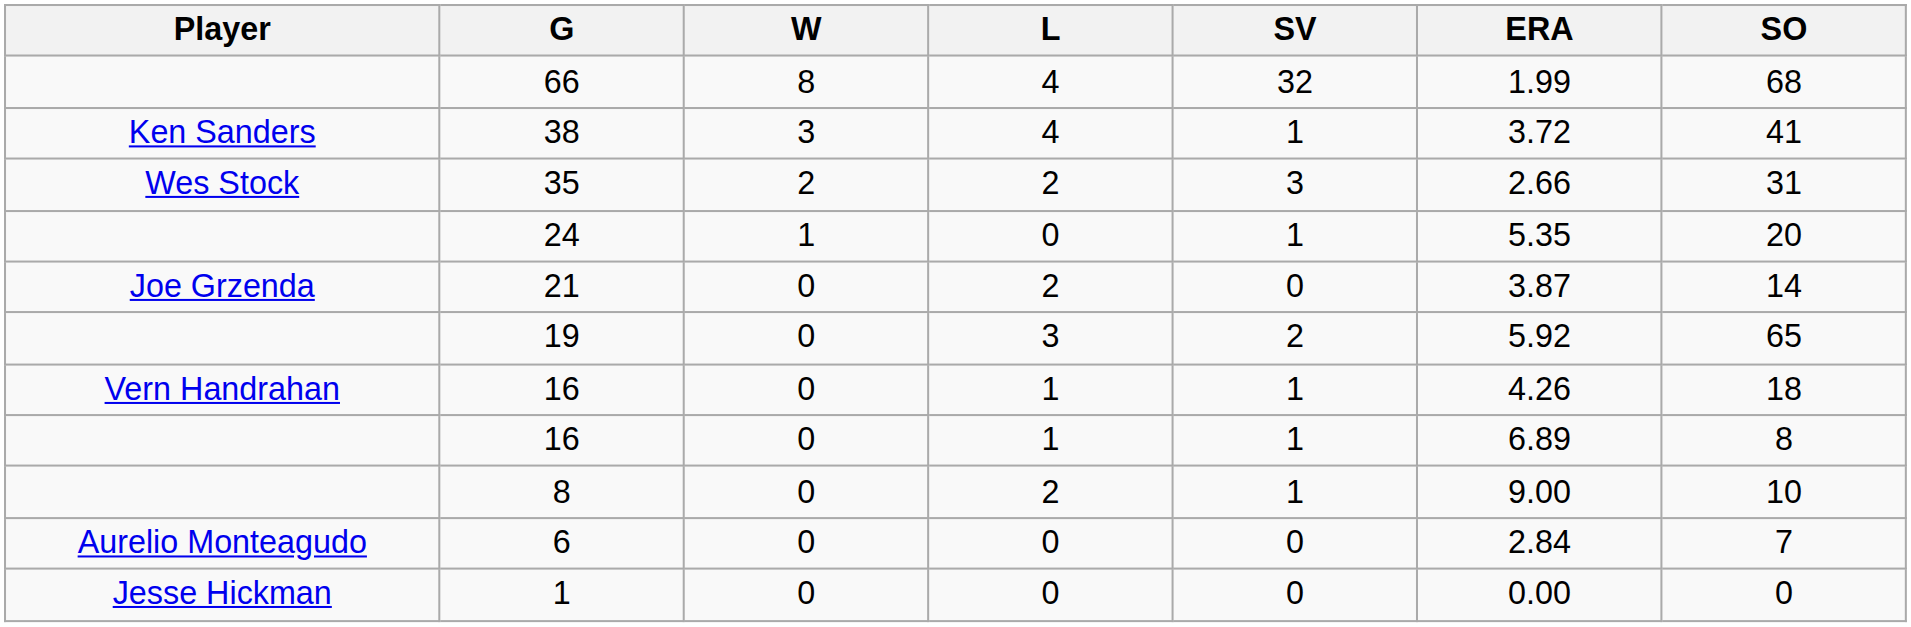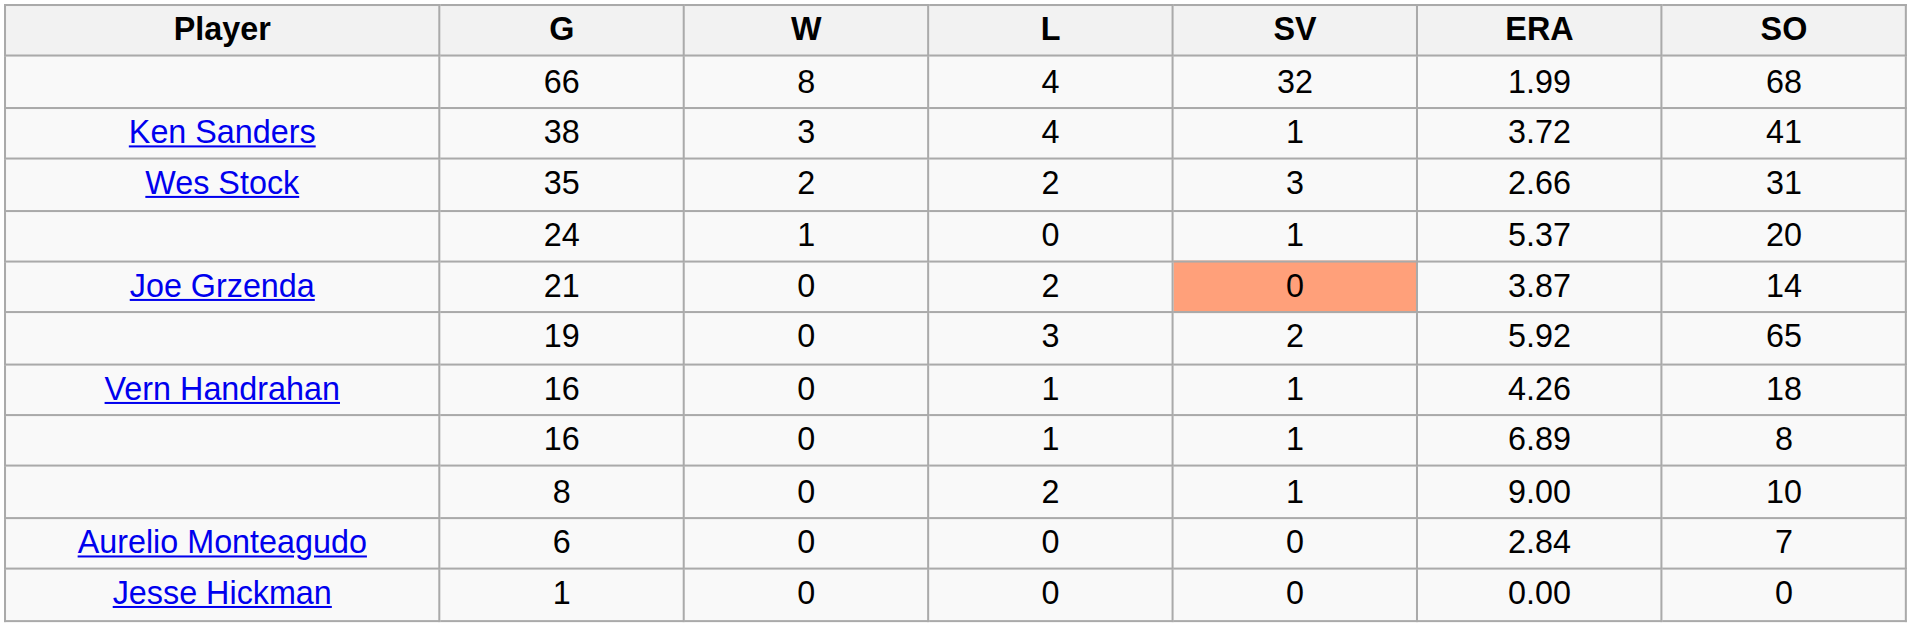(1539, 235) 5.35 -> (1539, 235) 5.37
(1295, 286) no background -> (1295, 286) lightsalmon background
